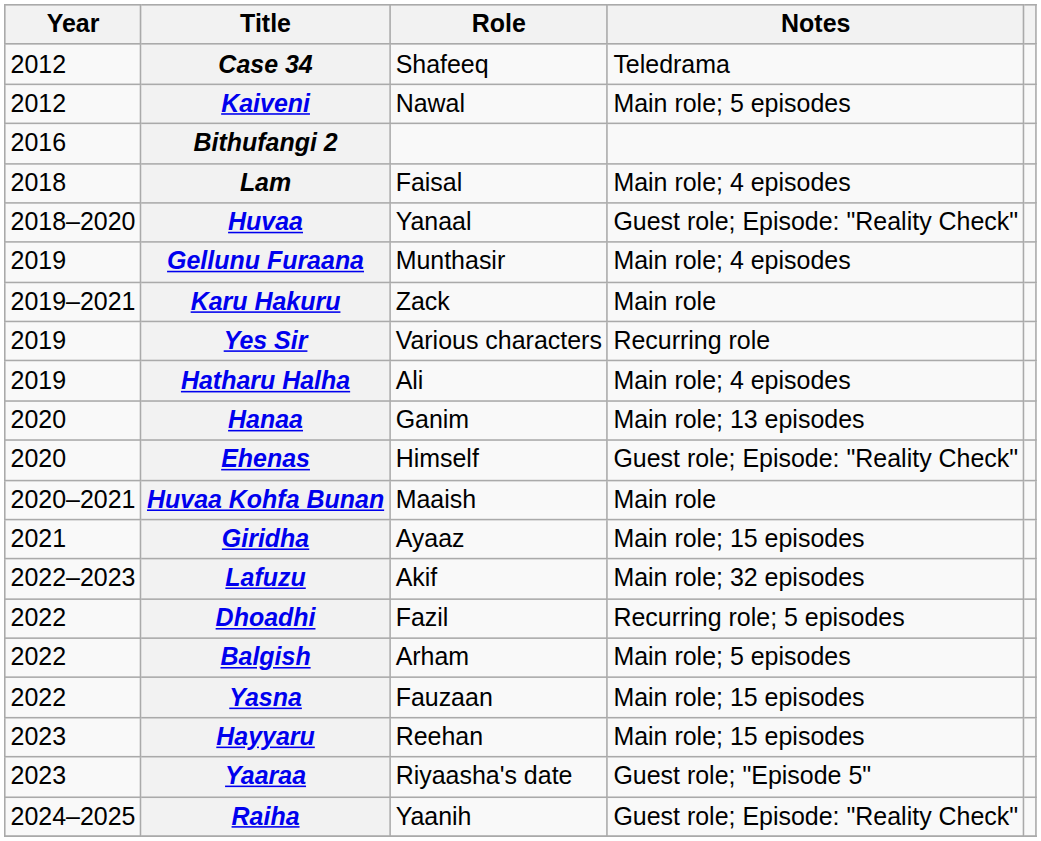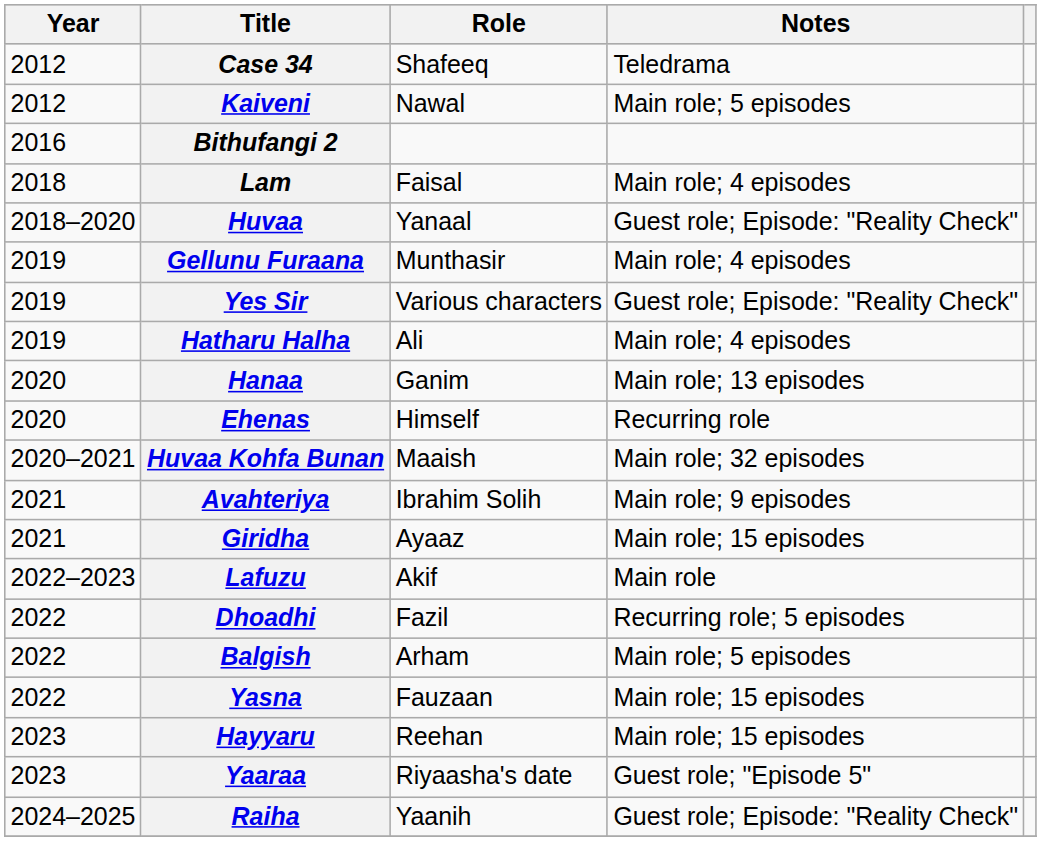- row: (266, 301)
(692, 340) Recurring role -> (816, 301) Guest role; Episode: "Reality Check"
(816, 459) Guest role; Episode: "Reality Check" -> (692, 420) Recurring role
(665, 499) Main role -> (739, 459) Main role; 32 episodes
+ row: (266, 499)
(739, 578) Main role; 32 episodes -> (665, 578) Main role
